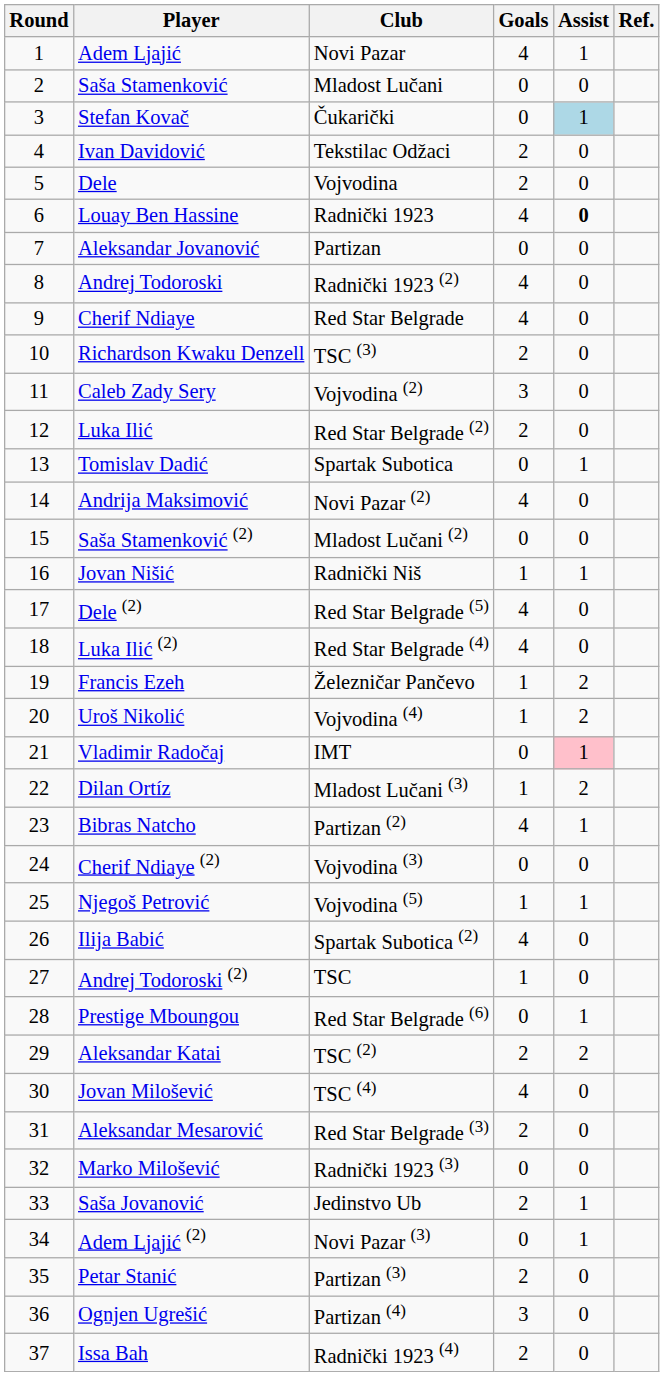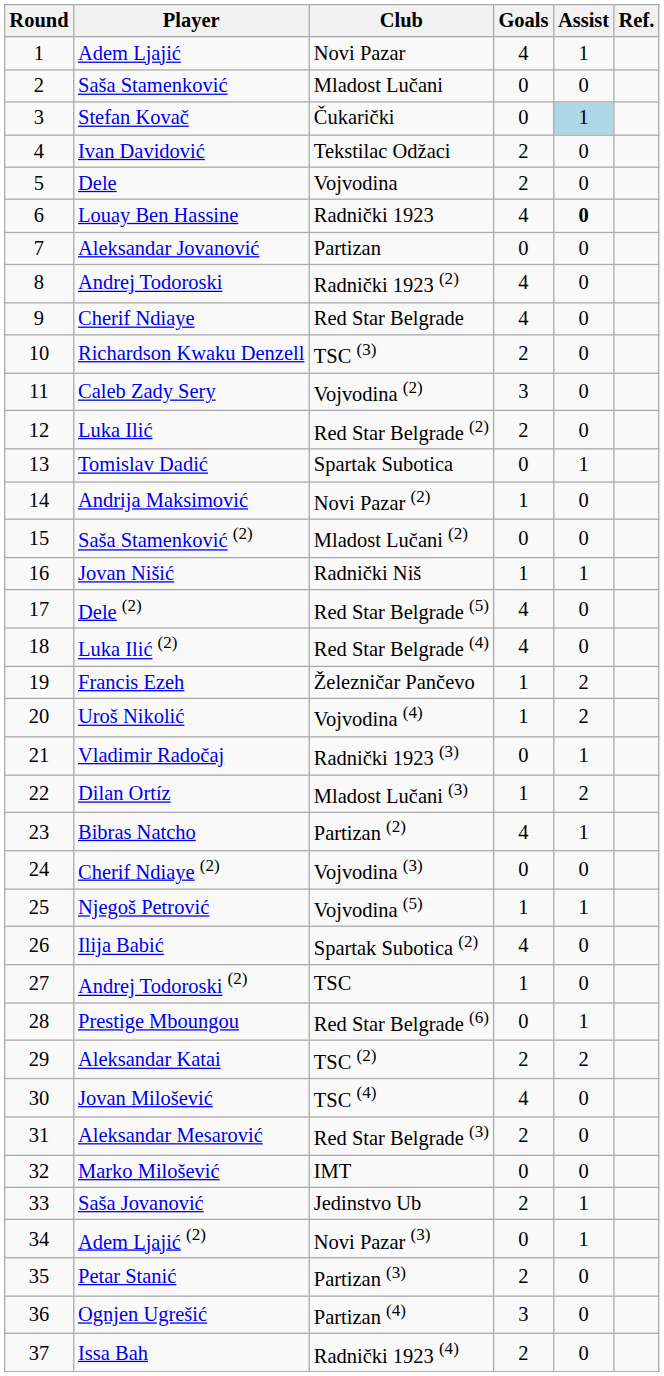(523, 500) 4 -> (523, 500) 1
(333, 752) IMT -> (386, 755) Radnički 1923 (3)
(584, 752) pink background -> (584, 755) no background
(386, 1168) Radnički 1923 (3) -> (333, 1170) IMT
